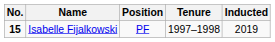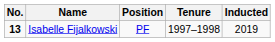(15, 29) 15 -> (15, 29) 13
